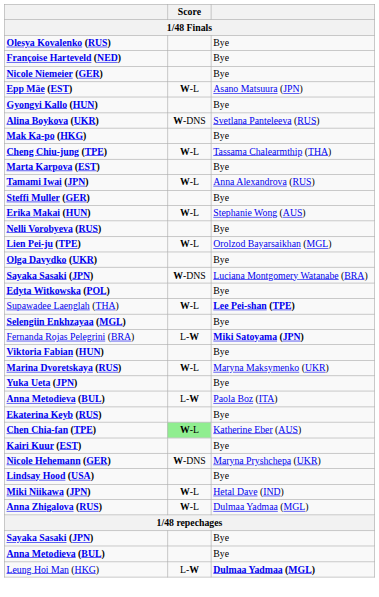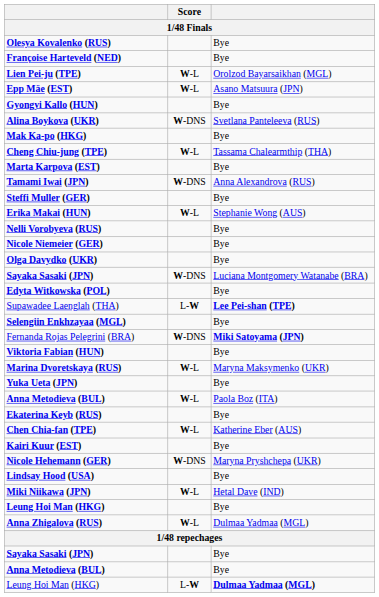rows swapped: (55, 74) <-> (44, 244)
(189, 182) W-L -> (189, 182) W-DNS
(189, 306) W-L -> (189, 306) L-W
(189, 337) L-W -> (189, 337) W-DNS
(189, 399) L-W -> (189, 399) W-L
(189, 430) lightgreen background -> (189, 430) no background
+ row: (55, 507)
